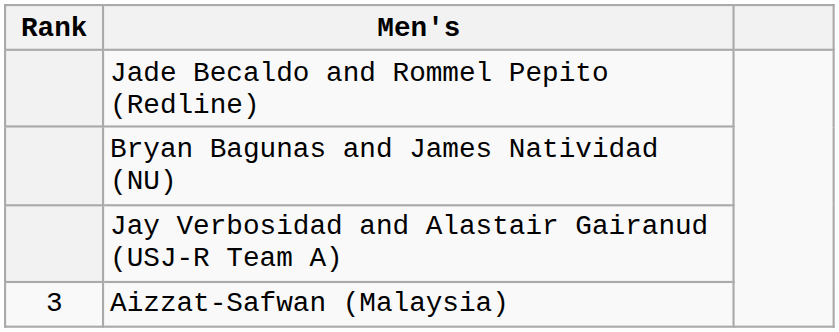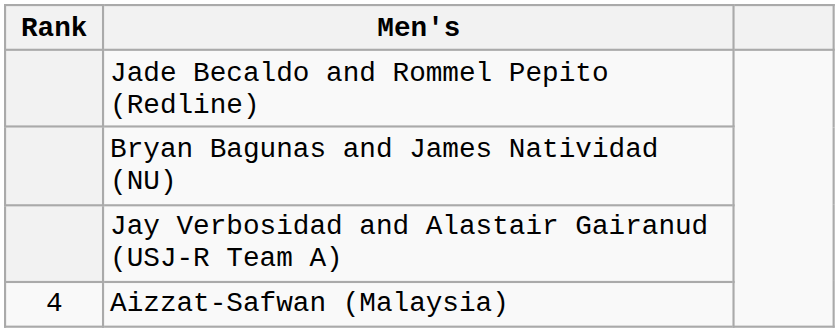(54, 304) 3 -> (54, 304) 4
